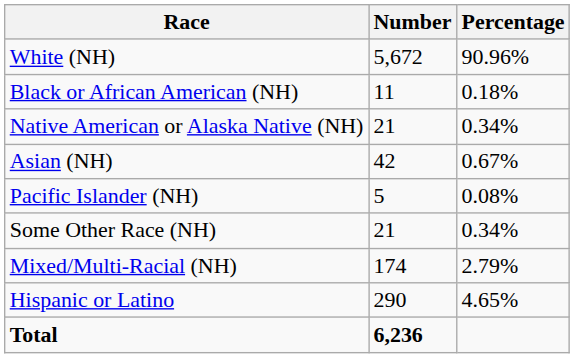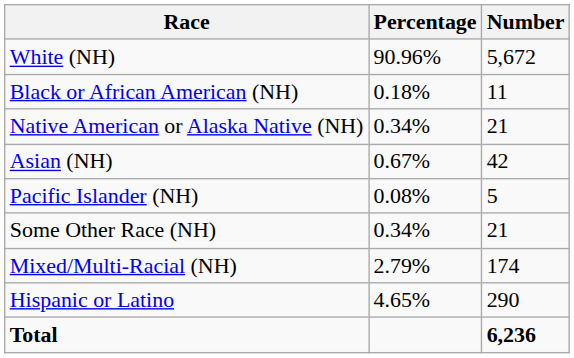columns swapped: (412, 21) <-> (513, 21)
